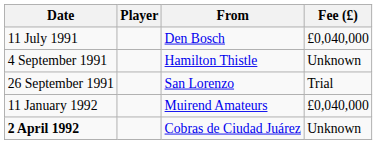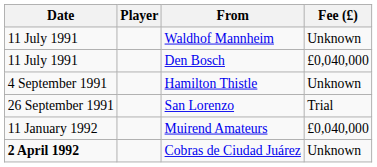+ row: (219, 38)
